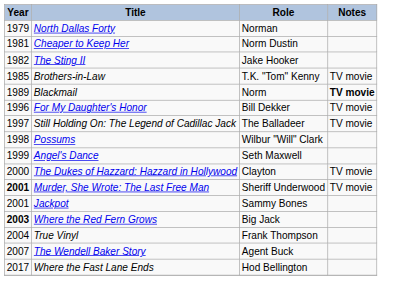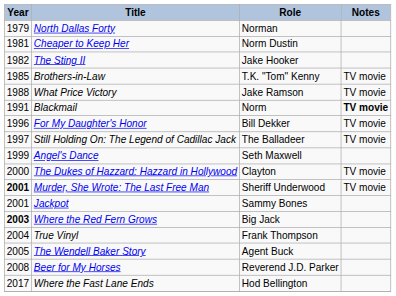+ row: (75, 92)
(18, 92) 1989 -> (18, 108) 1991
- row: (55, 140)
(18, 252) 2007 -> (18, 252) 2005
+ row: (77, 268)
